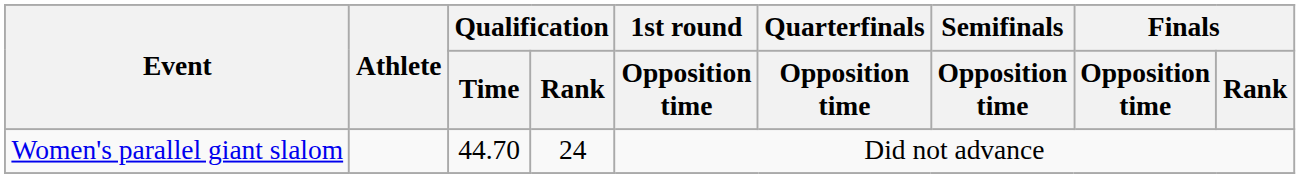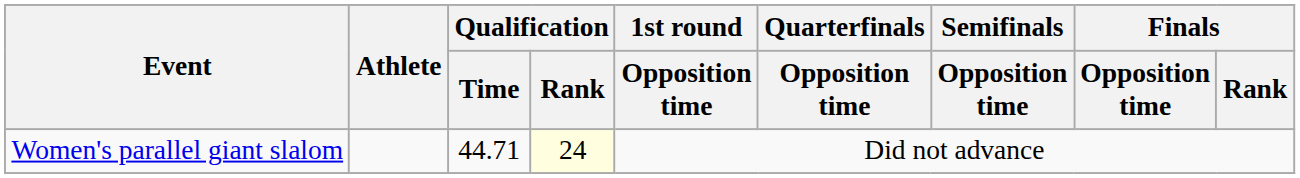(489, 150) 44.70 -> (489, 150) 44.71
(573, 150) no background -> (573, 150) lightyellow background
